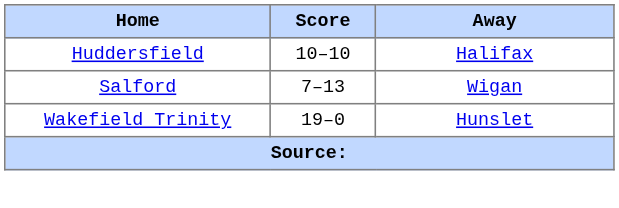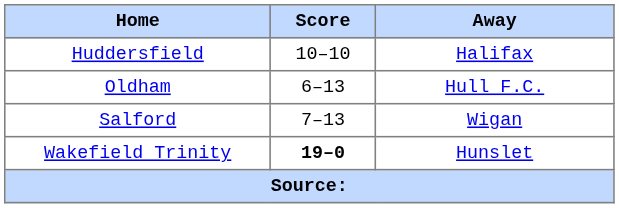+ row: (138, 87)
(323, 120) normal -> (323, 153) bold
